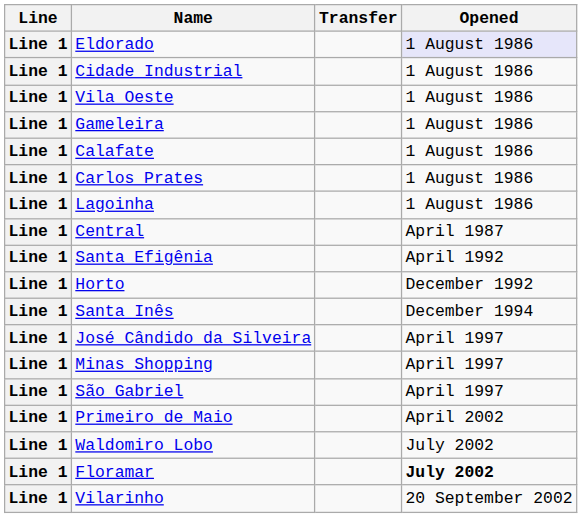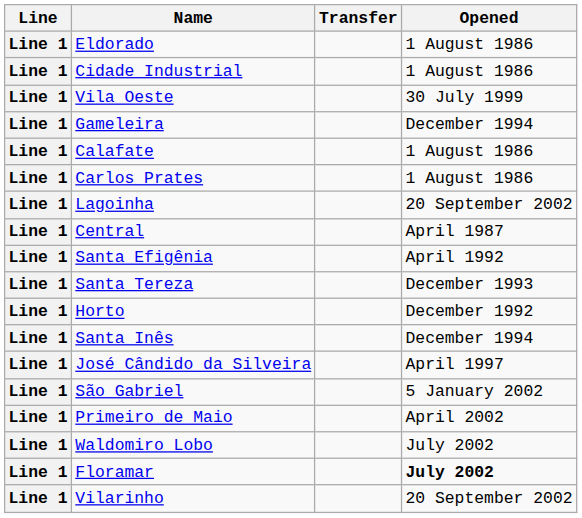(469, 45) lavender background -> (469, 45) no background
(469, 98) 1 August 1986 -> (464, 98) 30 July 1999
(469, 125) 1 August 1986 -> (469, 125) December 1994
(469, 205) 1 August 1986 -> (489, 205) 20 September 2002
+ row: (134, 285)
- row: (144, 365)
(455, 392) April 1997 -> (474, 392) 5 January 2002
